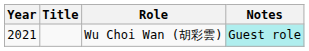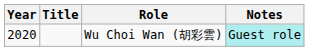(22, 35) 2021 -> (22, 35) 2020
